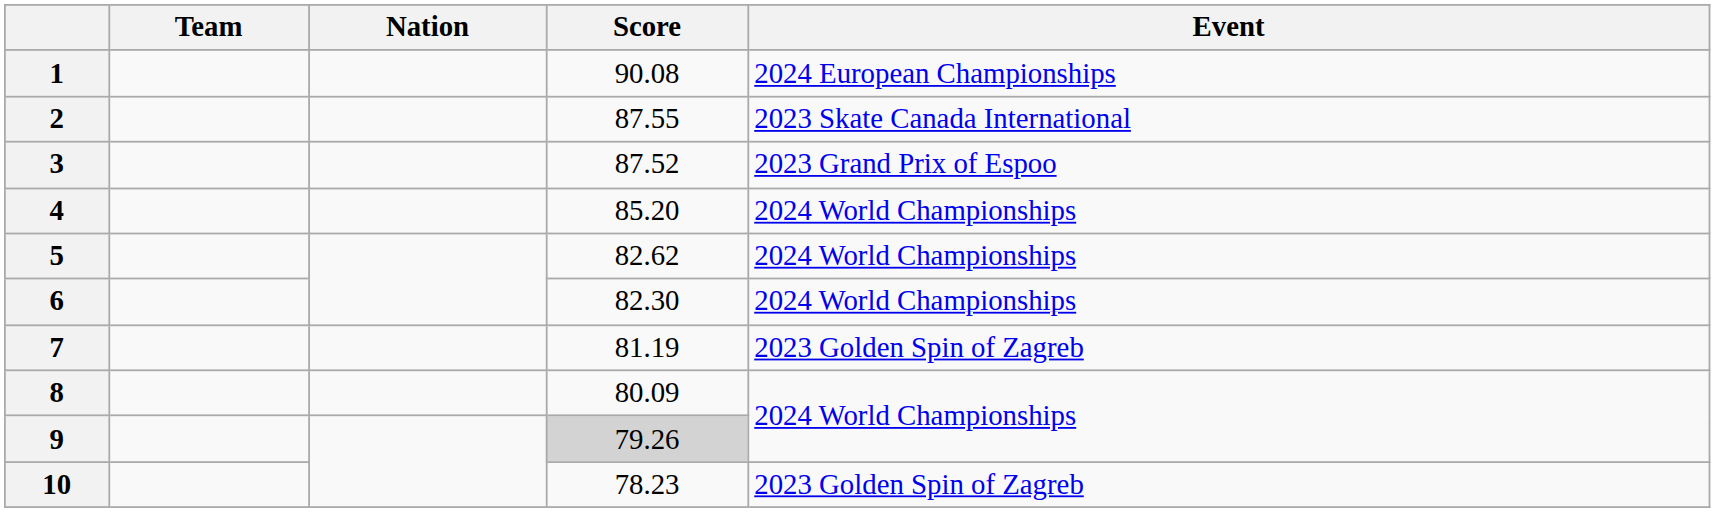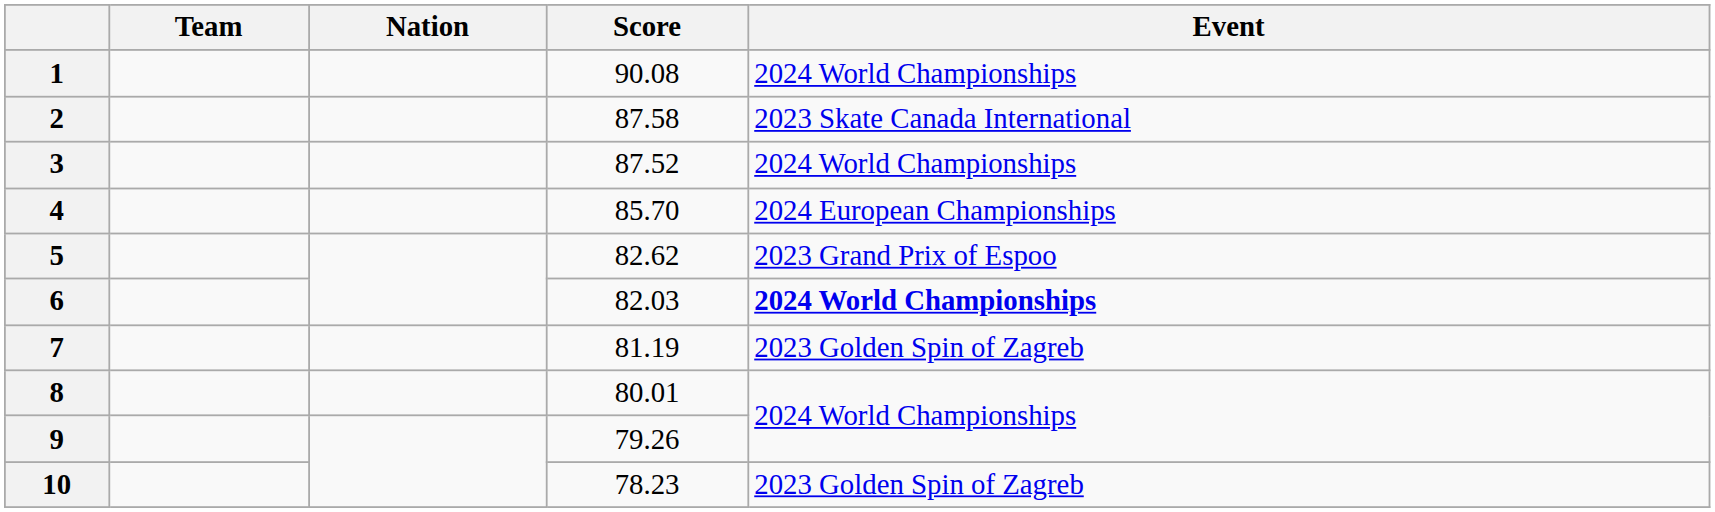(935, 73) 2024 European Championships -> (915, 73) 2024 World Championships
(647, 118) 87.55 -> (647, 118) 87.58
(905, 164) 2023 Grand Prix of Espoo -> (915, 164) 2024 World Championships
(647, 210) 85.20 -> (647, 210) 85.70
(915, 210) 2024 World Championships -> (935, 210) 2024 European Championships
(915, 255) 2024 World Championships -> (905, 255) 2023 Grand Prix of Espoo
(647, 301) 82.30 -> (647, 301) 82.03
(915, 301) normal -> (925, 301) bold
(647, 392) 80.09 -> (647, 392) 80.01
(647, 438) lightgrey background -> (647, 438) no background
